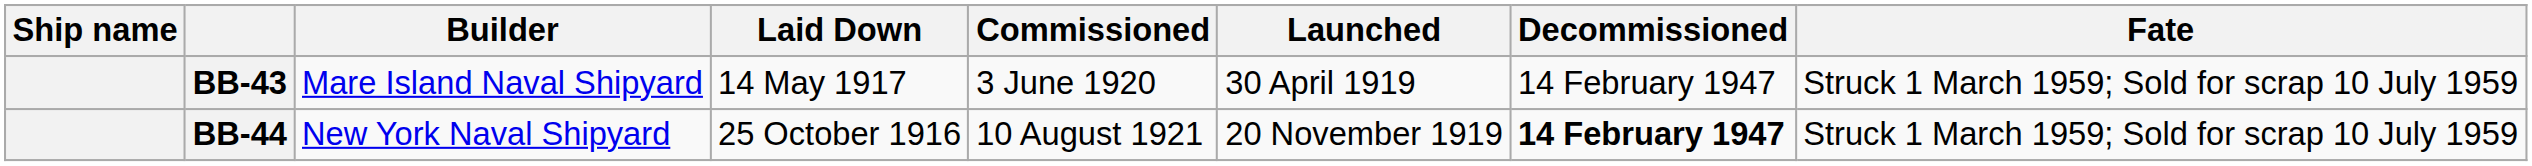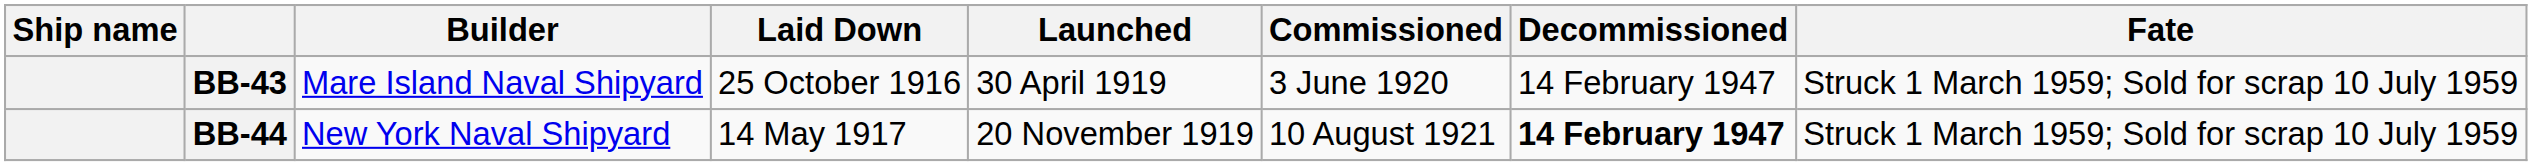columns swapped: (1364, 30) <-> (1093, 30)
(812, 82) 14 May 1917 -> (840, 82) 25 October 1916
(840, 133) 25 October 1916 -> (812, 133) 14 May 1917
